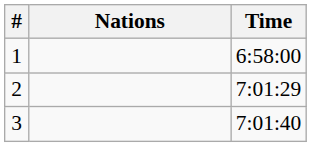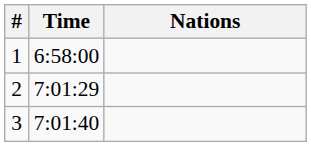columns swapped: (130, 21) <-> (269, 21)
